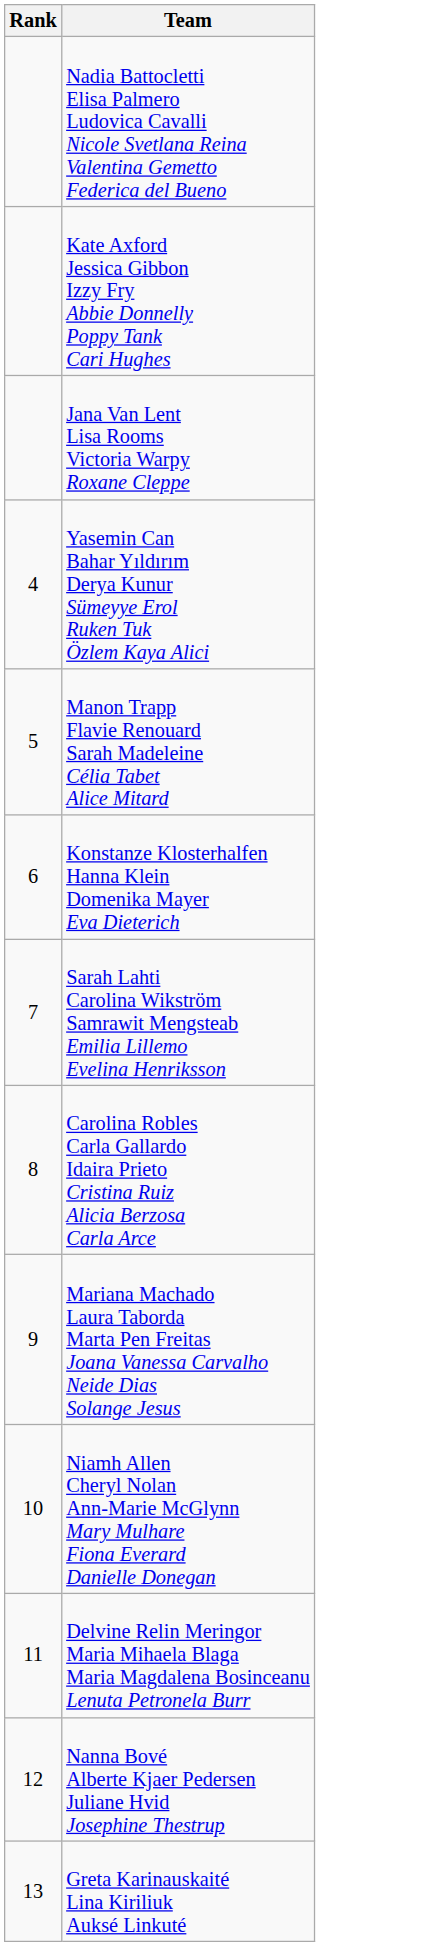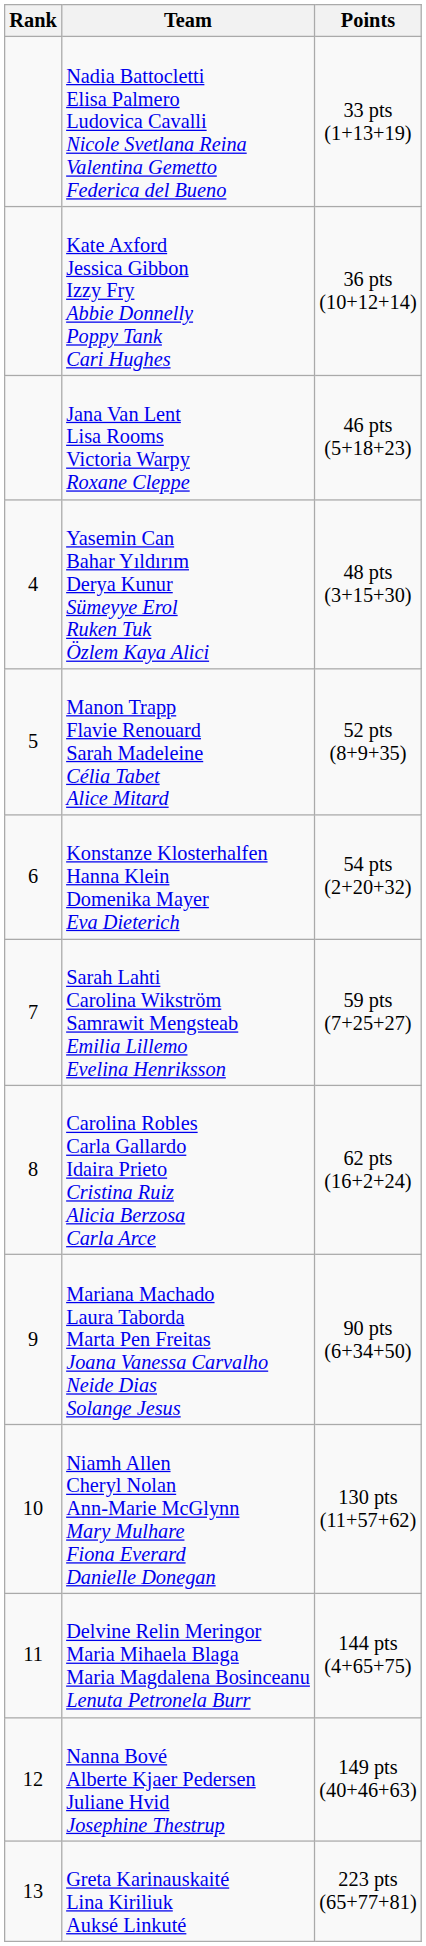+ column: (368, 20)
